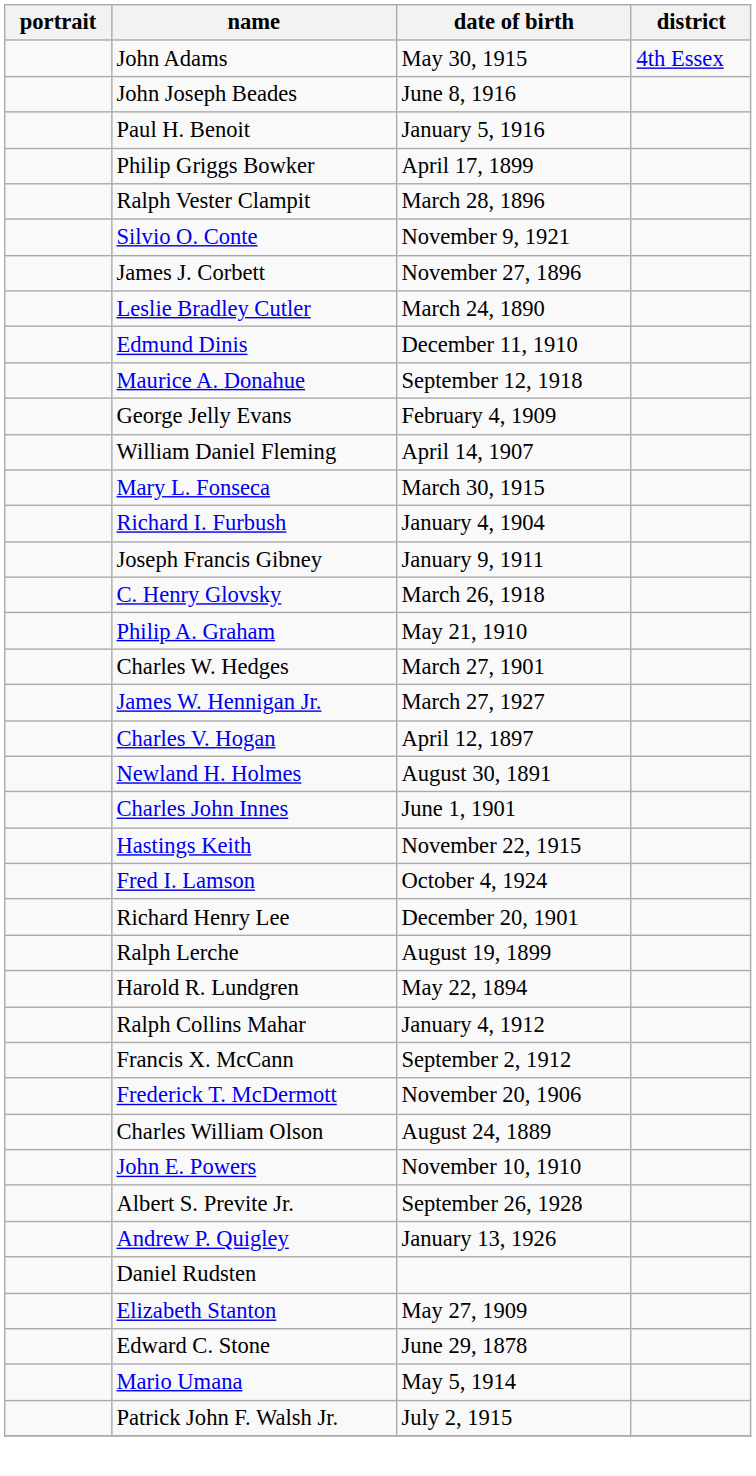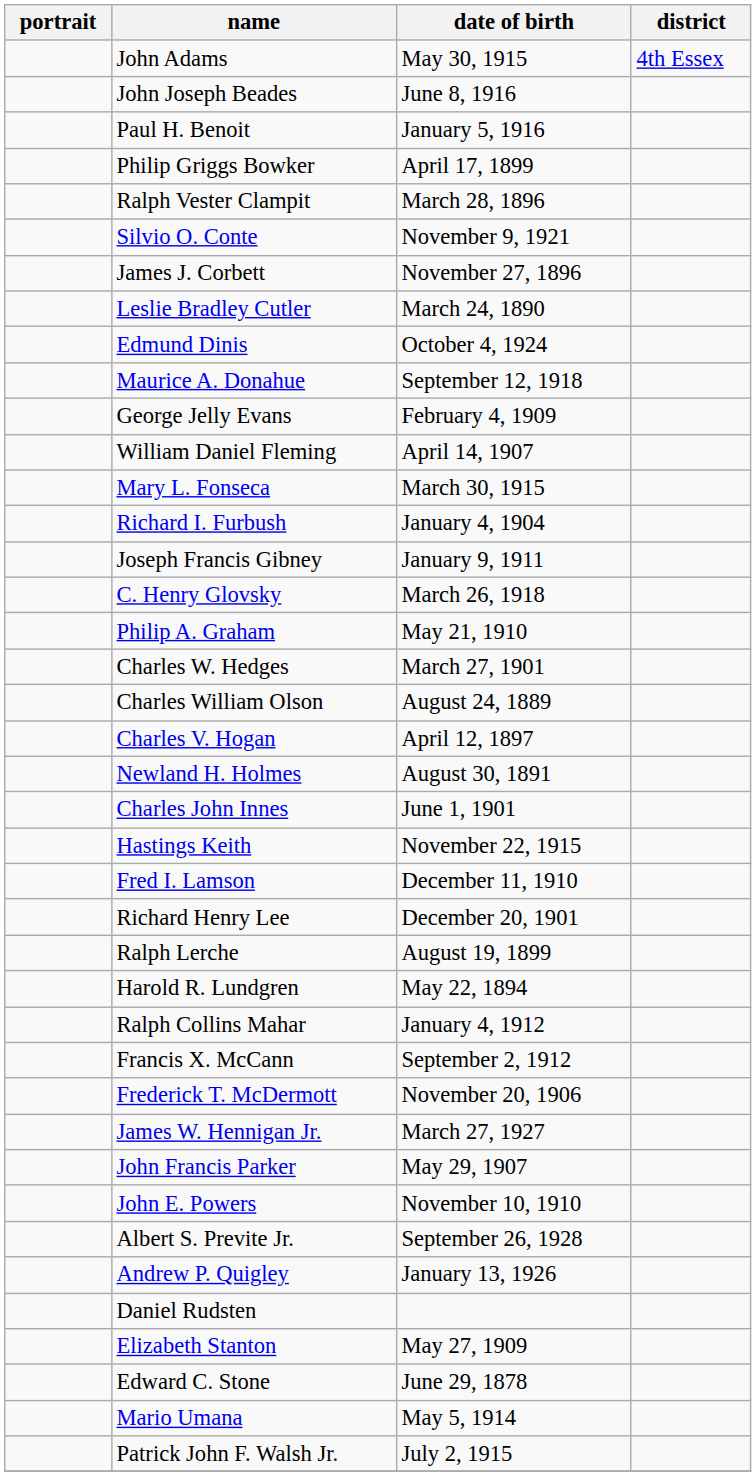(490, 344) December 11, 1910 -> (474, 344) October 4, 1924
rows swapped: (219, 702) <-> (220, 1131)
(474, 881) October 4, 1924 -> (490, 881) December 11, 1910
+ row: (206, 1167)
